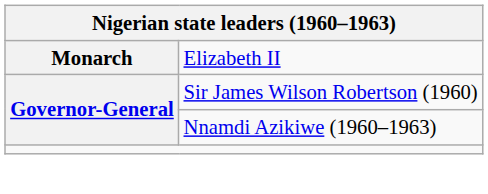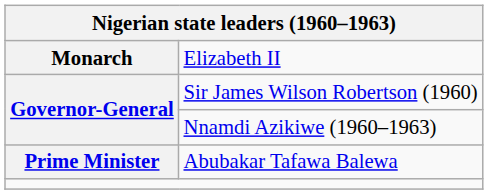+ row: (291, 161)
